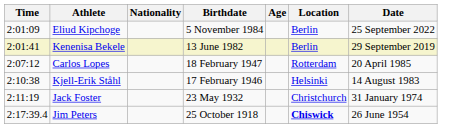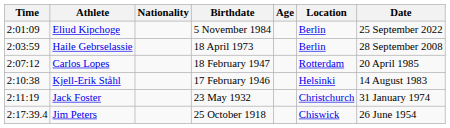- row: (89, 47)
+ row: (93, 47)
(312, 115) bold -> (319, 115) normal
